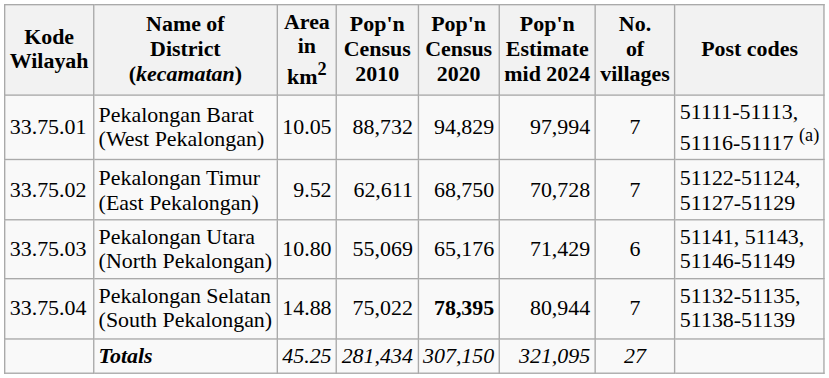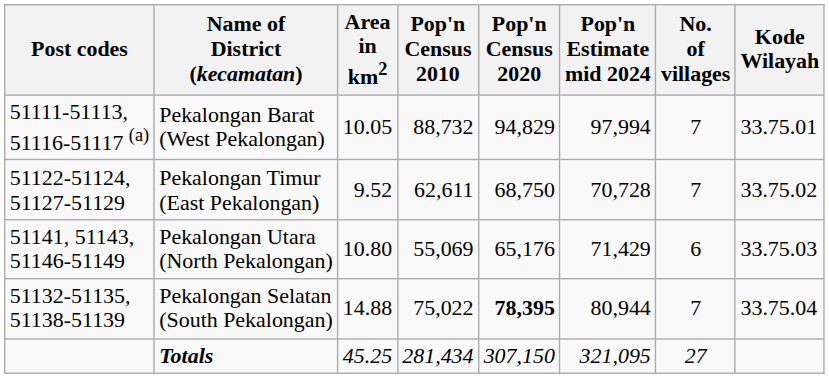columns swapped: (49, 49) <-> (750, 49)
